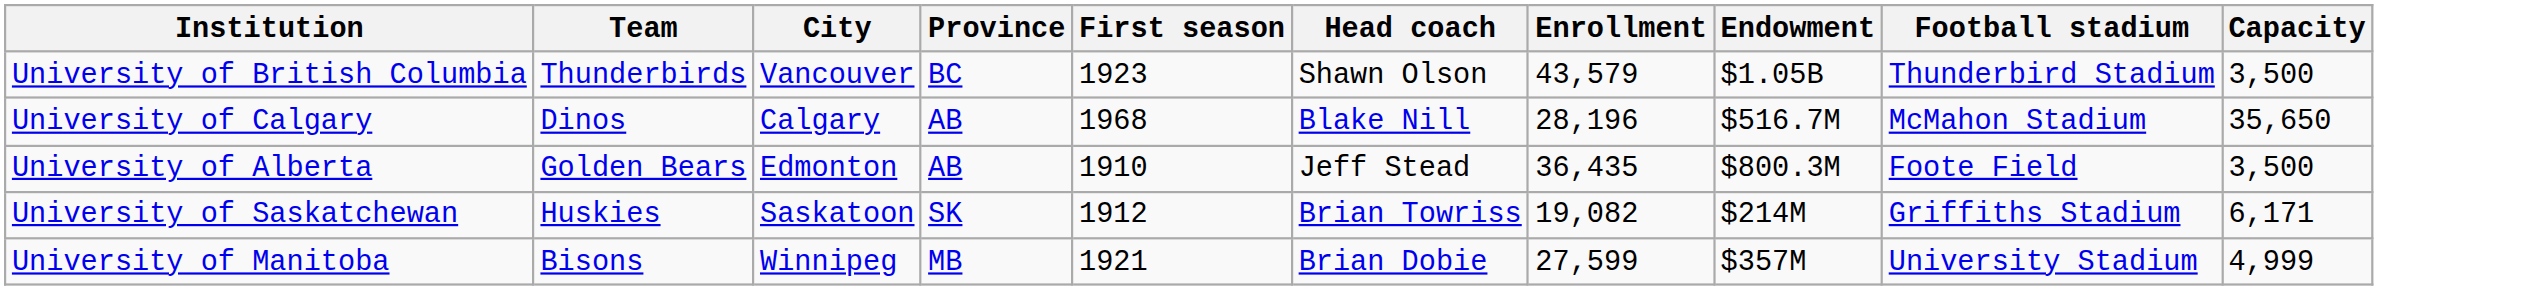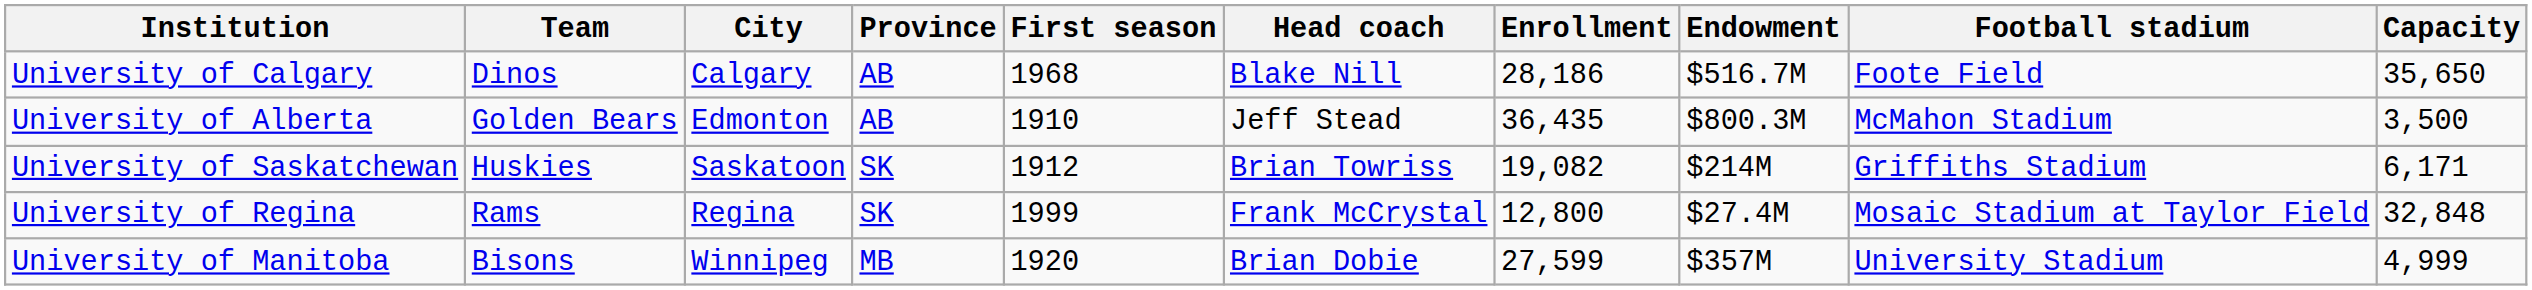- row: (269, 75)
(1587, 122) 28,196 -> (1553, 75) 28,186
(2017, 122) McMahon Stadium -> (1949, 75) Foote Field
(1983, 168) Foote Field -> (1983, 122) McMahon Stadium
+ row: (184, 215)
(1113, 261) 1921 -> (1045, 261) 1920
